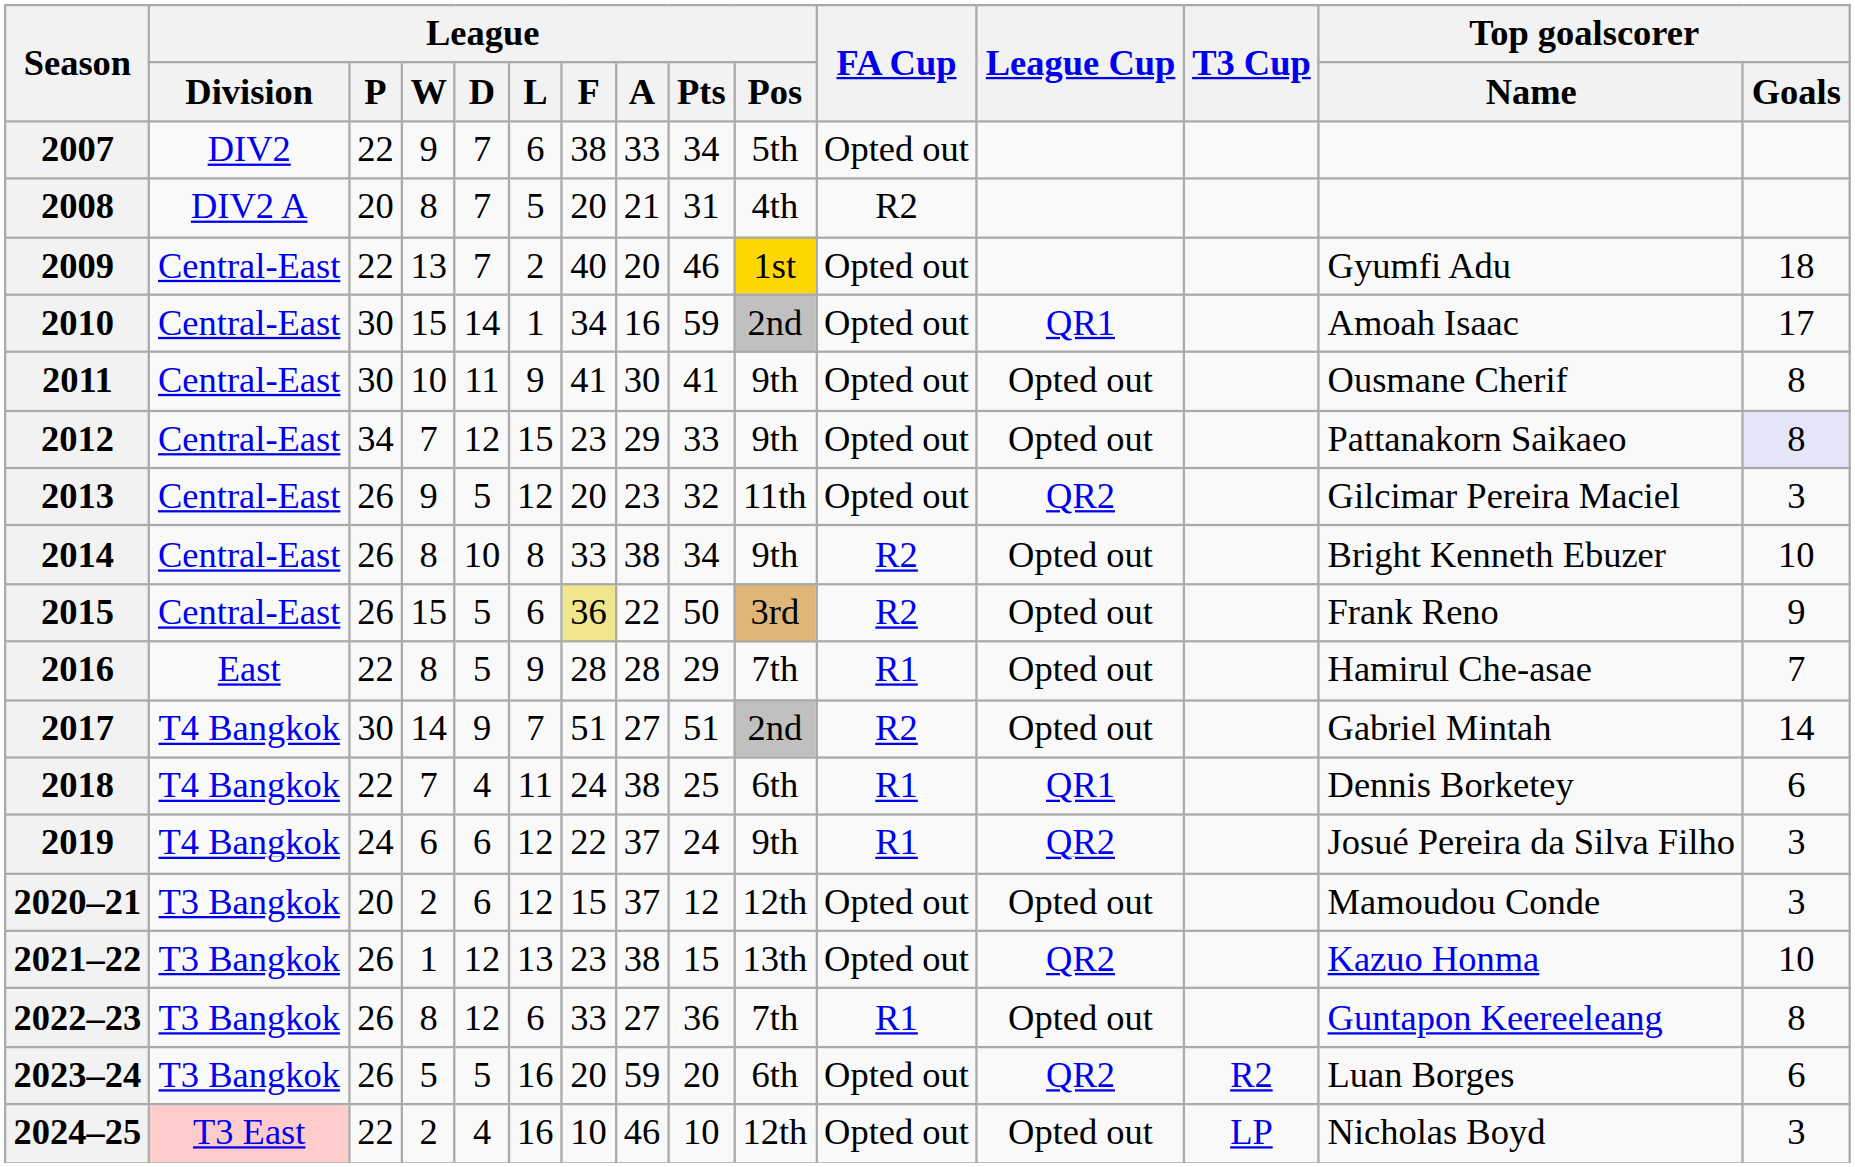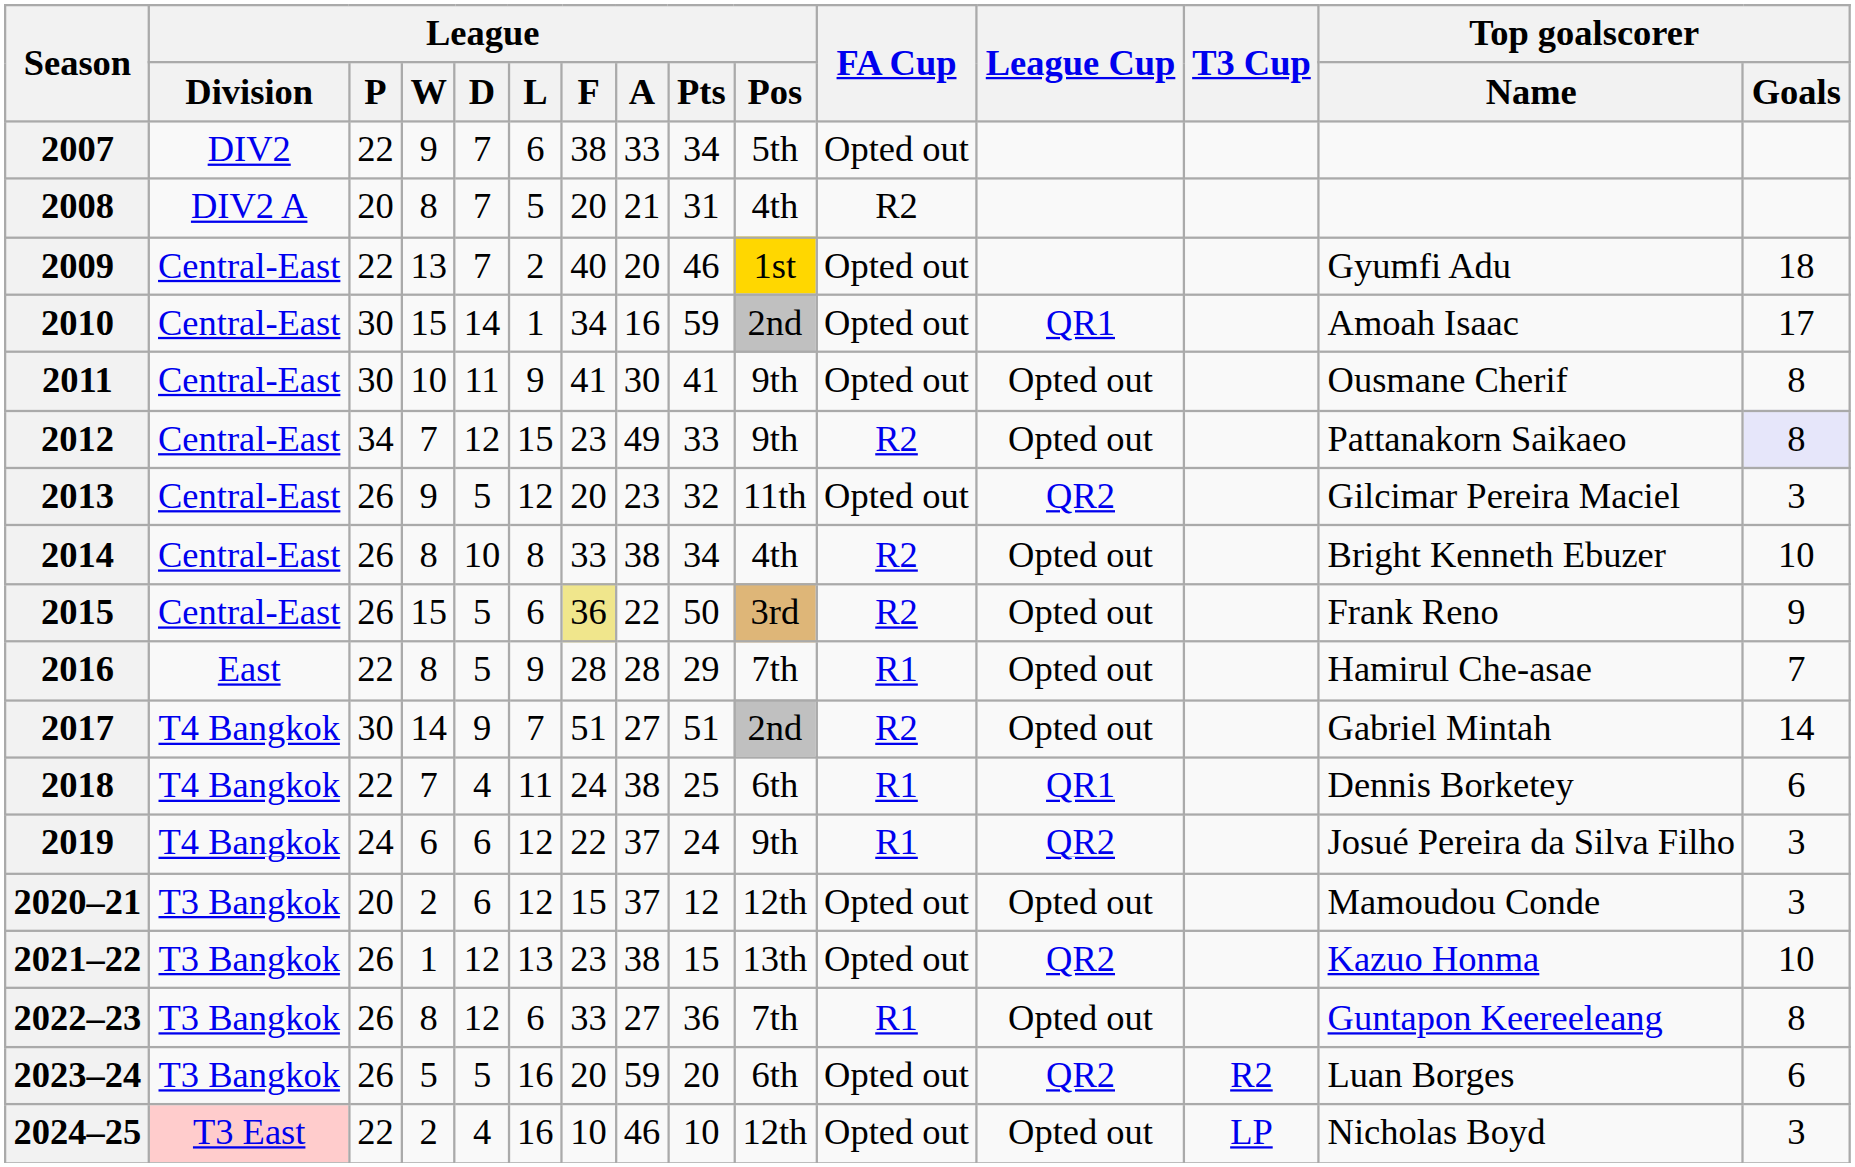(642, 438) 29 -> (642, 438) 49
(897, 438) Opted out -> (897, 438) R2
(775, 554) 9th -> (775, 554) 4th
